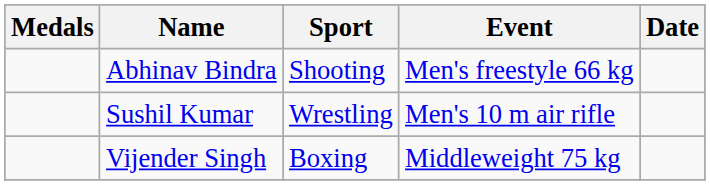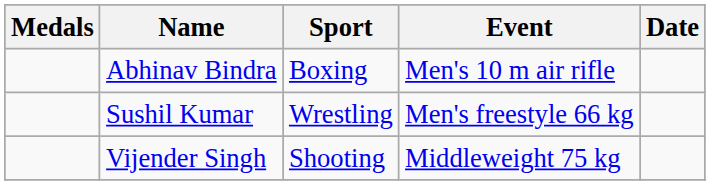(337, 70) Shooting -> (328, 70) Boxing
(519, 70) Men's freestyle 66 kg -> (510, 70) Men's 10 m air rifle
(510, 114) Men's 10 m air rifle -> (519, 114) Men's freestyle 66 kg
(328, 158) Boxing -> (337, 158) Shooting
